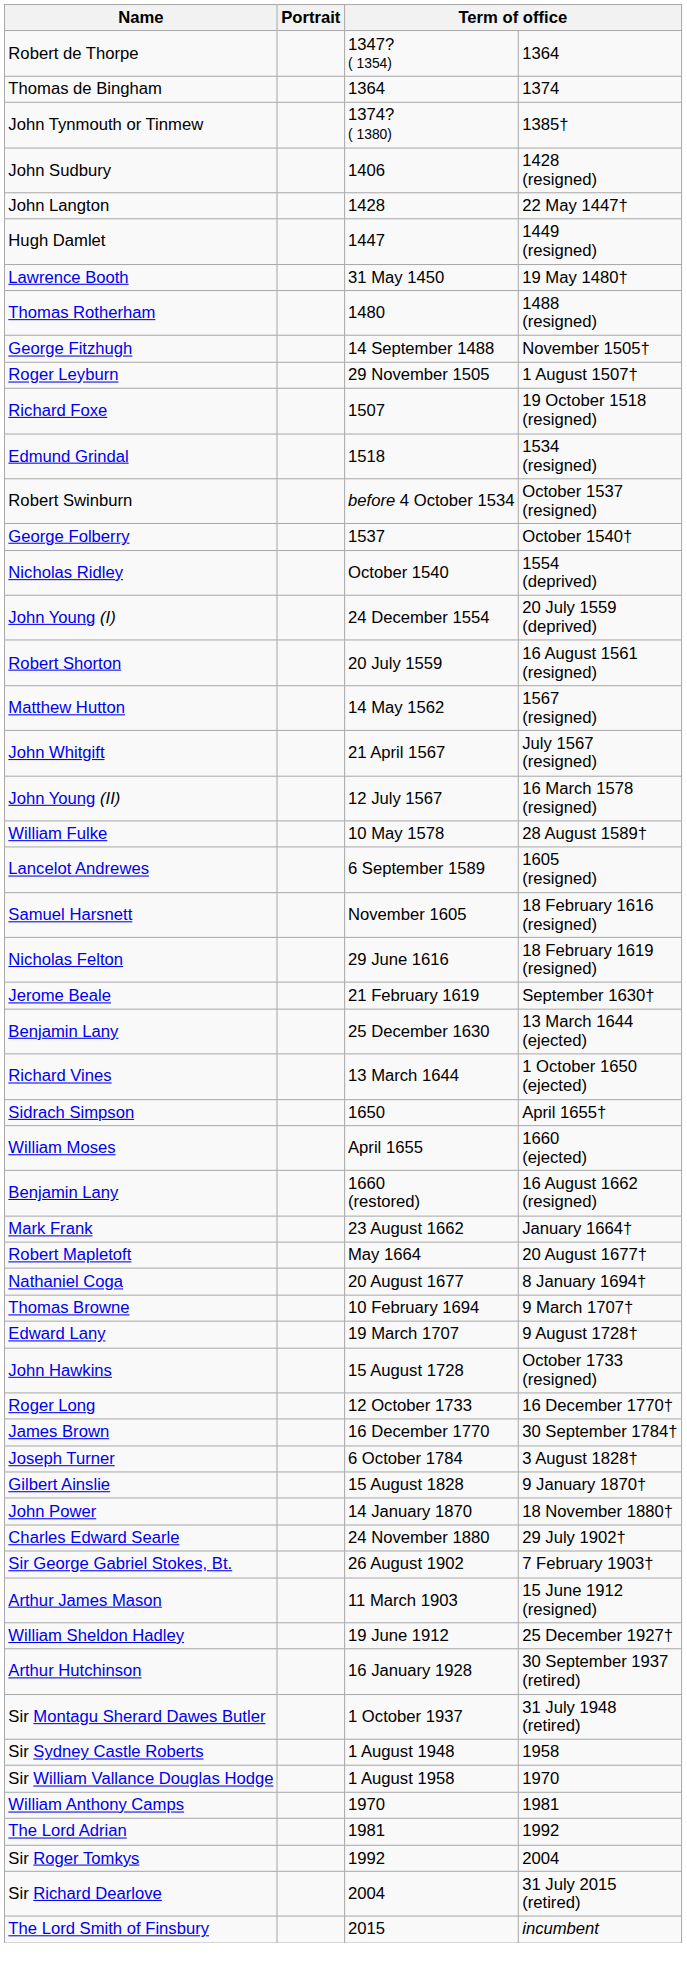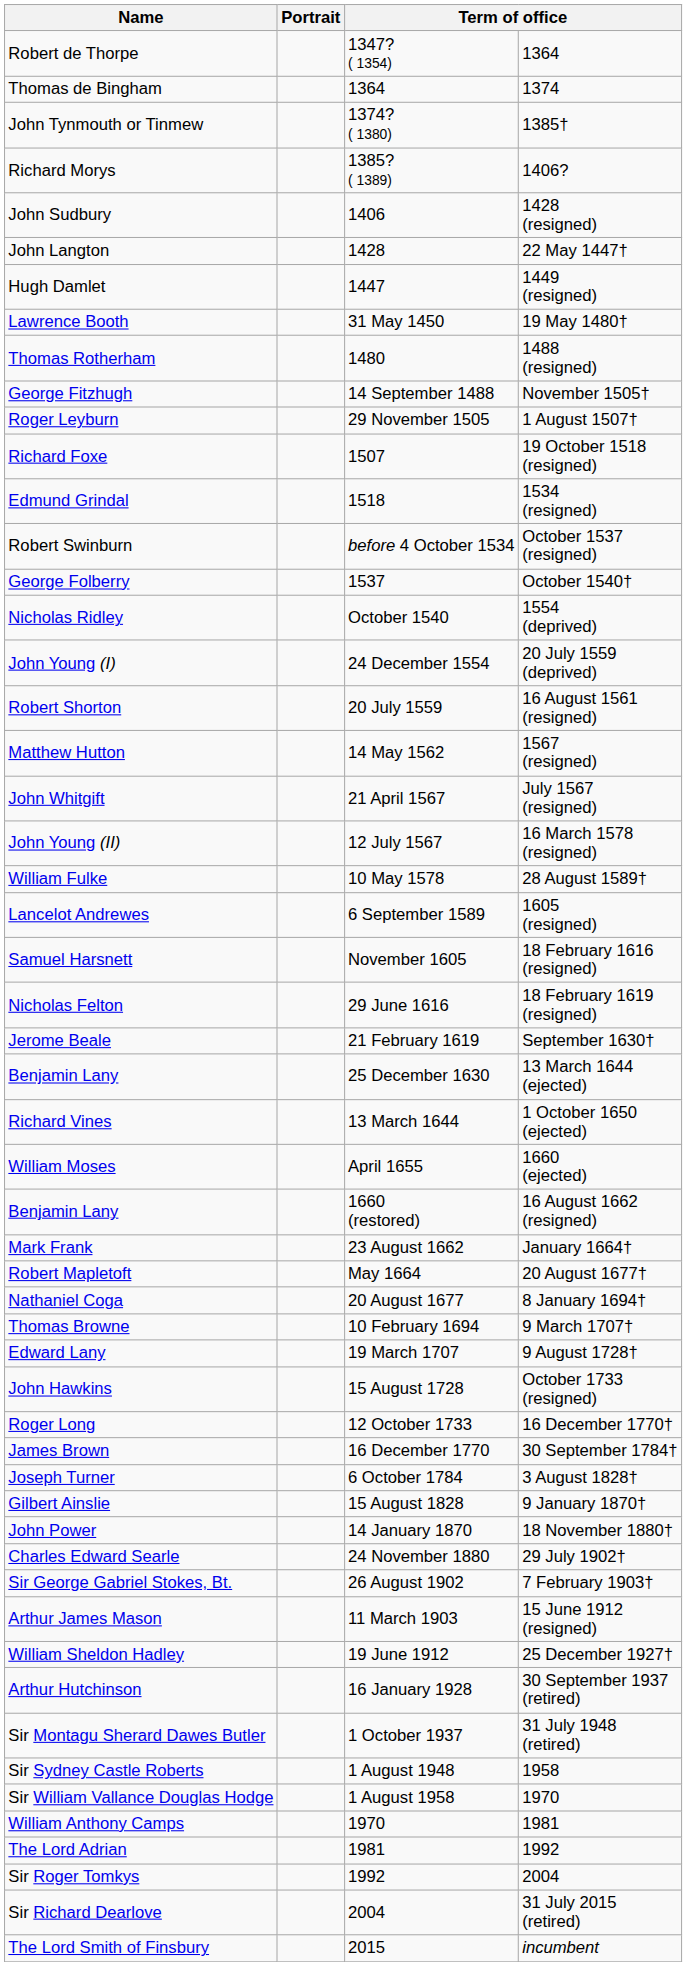+ row: (371, 170)
- row: (367, 1112)
